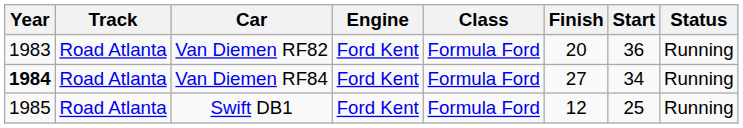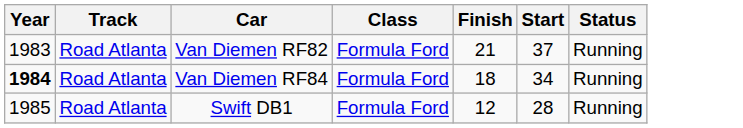- column: (378, 20)
(576, 49) 20 -> (485, 49) 21
(634, 49) 36 -> (543, 49) 37
(576, 79) 27 -> (485, 79) 18
(634, 109) 25 -> (543, 109) 28
